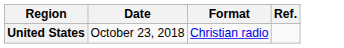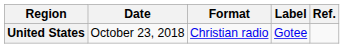+ column: (291, 14)
